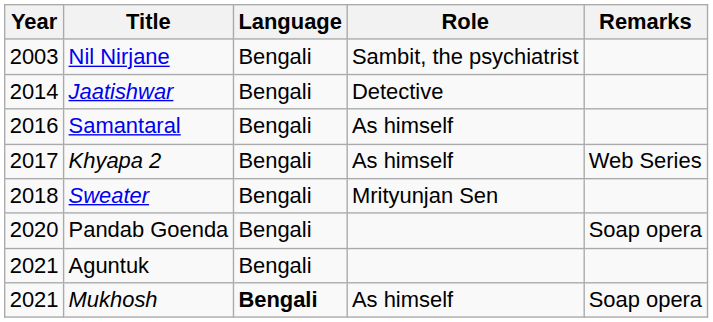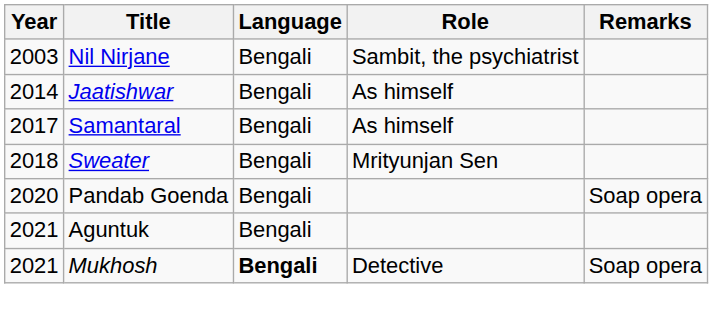(398, 91) Detective -> (403, 91) As himself
(34, 126) 2016 -> (34, 126) 2017
- row: (115, 160)
(403, 299) As himself -> (398, 265) Detective
